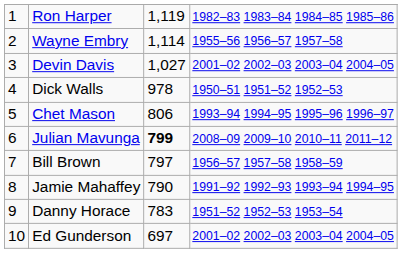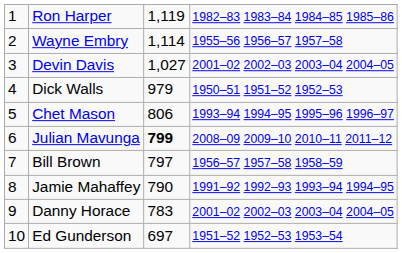(160, 89) 978 -> (160, 89) 979
(267, 212) 1951–52 1952–53 1953–54 -> (293, 212) 2001–02 2002–03 2003–04 2004–05
(293, 236) 2001–02 2002–03 2003–04 2004–05 -> (267, 236) 1951–52 1952–53 1953–54
